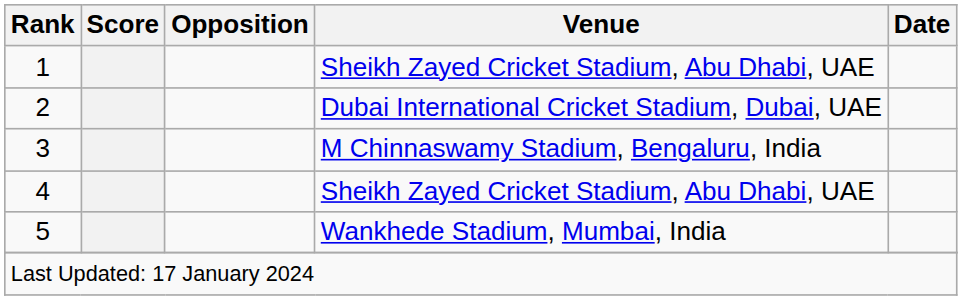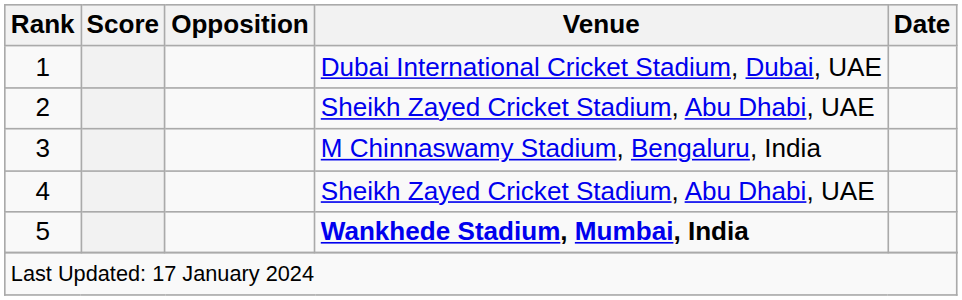(598, 66) Sheikh Zayed Cricket Stadium, Abu Dhabi, UAE -> (601, 66) Dubai International Cricket Stadium, Dubai, UAE
(601, 107) Dubai International Cricket Stadium, Dubai, UAE -> (598, 107) Sheikh Zayed Cricket Stadium, Abu Dhabi, UAE
(523, 231) normal -> (535, 231) bold
